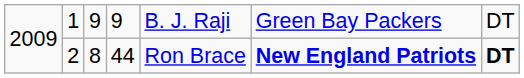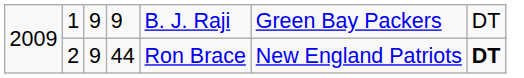(95, 55) 8 -> (95, 55) 9
(366, 55) bold -> (359, 55) normal
